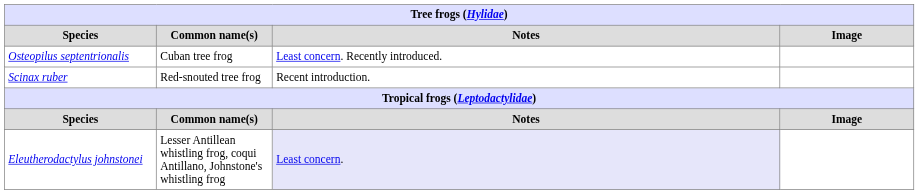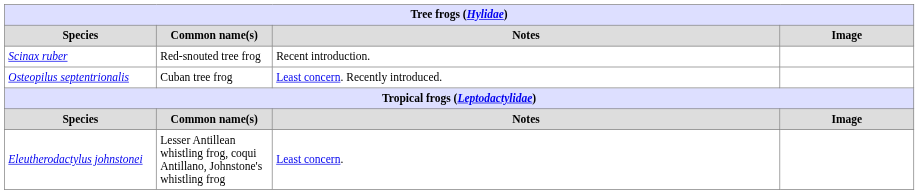rows swapped: (69, 56) <-> (38, 77)
(310, 159) lavender background -> (310, 159) no background
